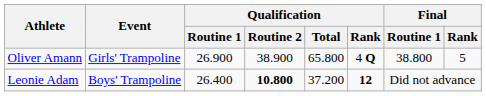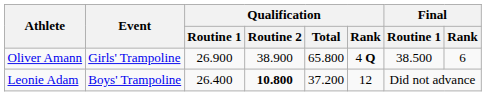(414, 58) 38.800 -> (414, 58) 38.500
(463, 58) 5 -> (463, 58) 6
(366, 80) bold -> (366, 80) normal
